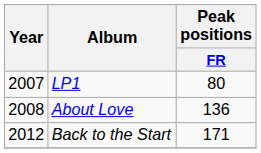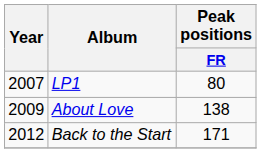(26, 109) 2008 -> (26, 109) 2009
(216, 109) 136 -> (216, 109) 138
